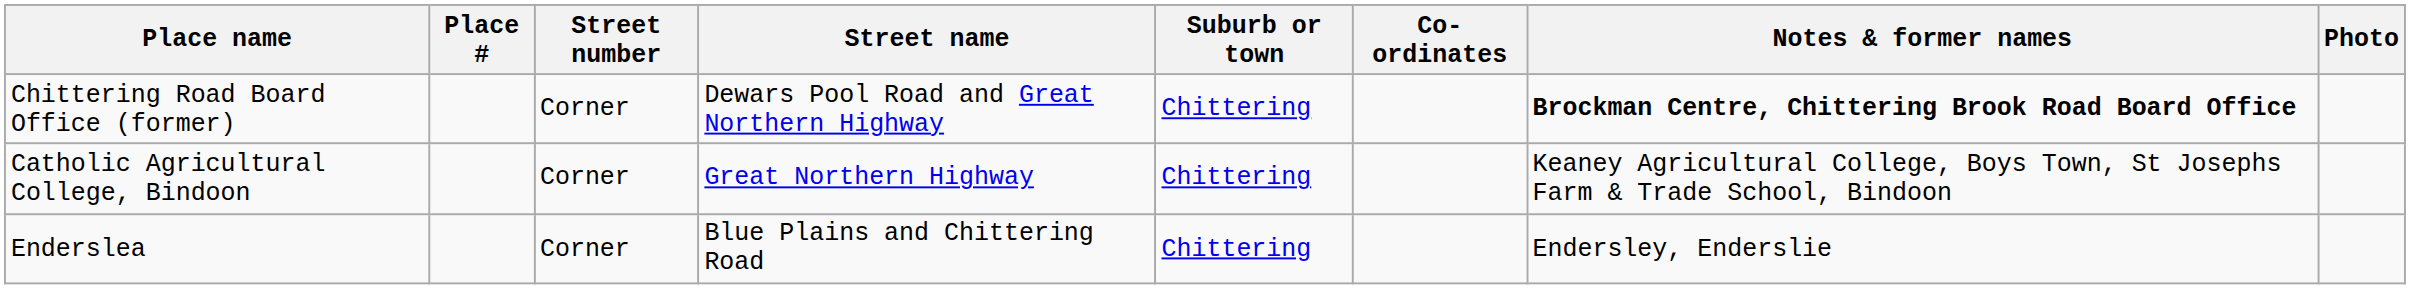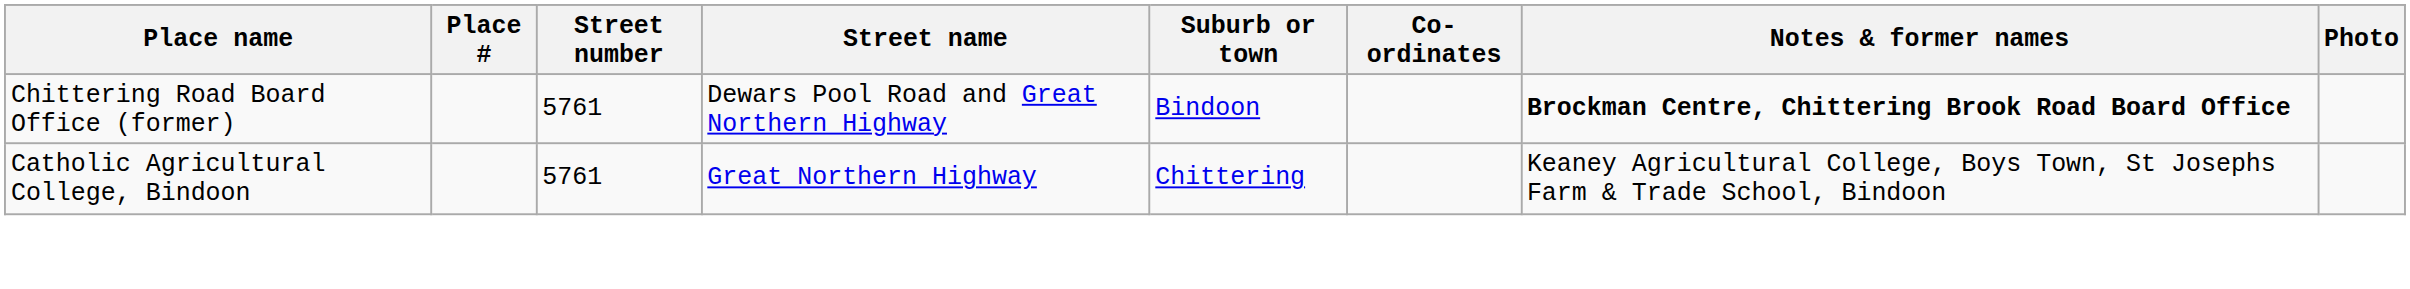(585, 109) Corner -> (572, 109) 5761
(1236, 109) Chittering -> (1208, 109) Bindoon
(585, 179) Corner -> (572, 179) 5761
- row: (78, 248)
